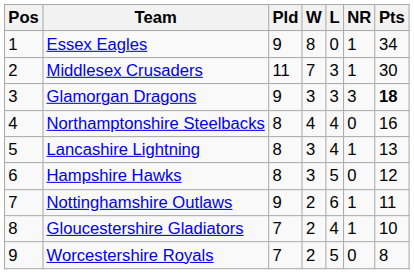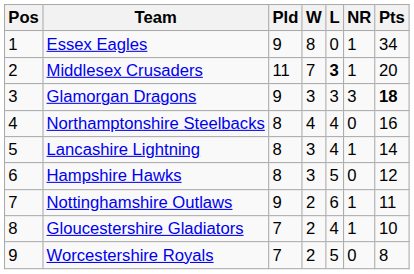(334, 70) normal -> (334, 70) bold
(388, 70) 30 -> (388, 70) 20
(388, 149) 13 -> (388, 149) 14
